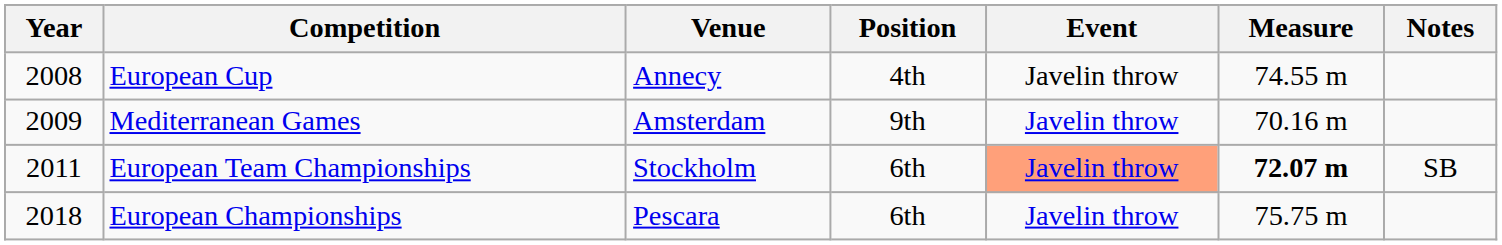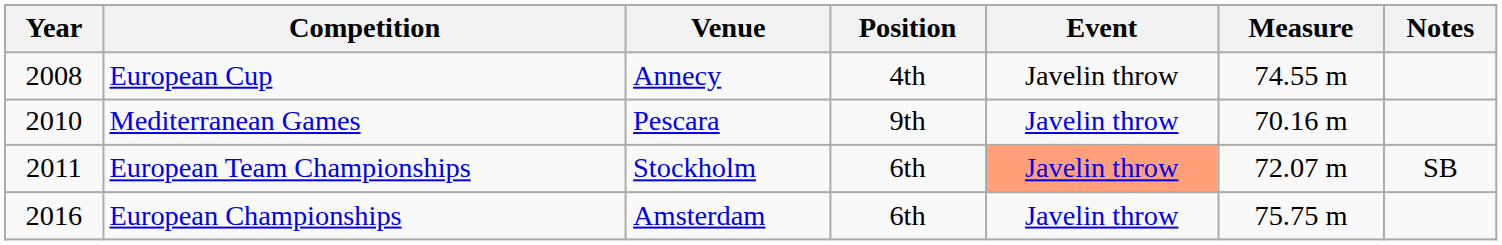(54, 121) 2009 -> (54, 121) 2010
(699, 121) Amsterdam -> (676, 121) Pescara
(1301, 168) bold -> (1301, 168) normal
(54, 215) 2018 -> (54, 215) 2016
(676, 215) Pescara -> (699, 215) Amsterdam
